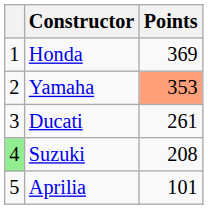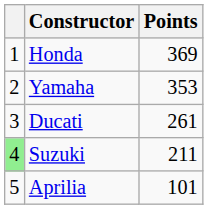(182, 88) lightsalmon background -> (182, 88) no background
(182, 154) 208 -> (183, 154) 211
